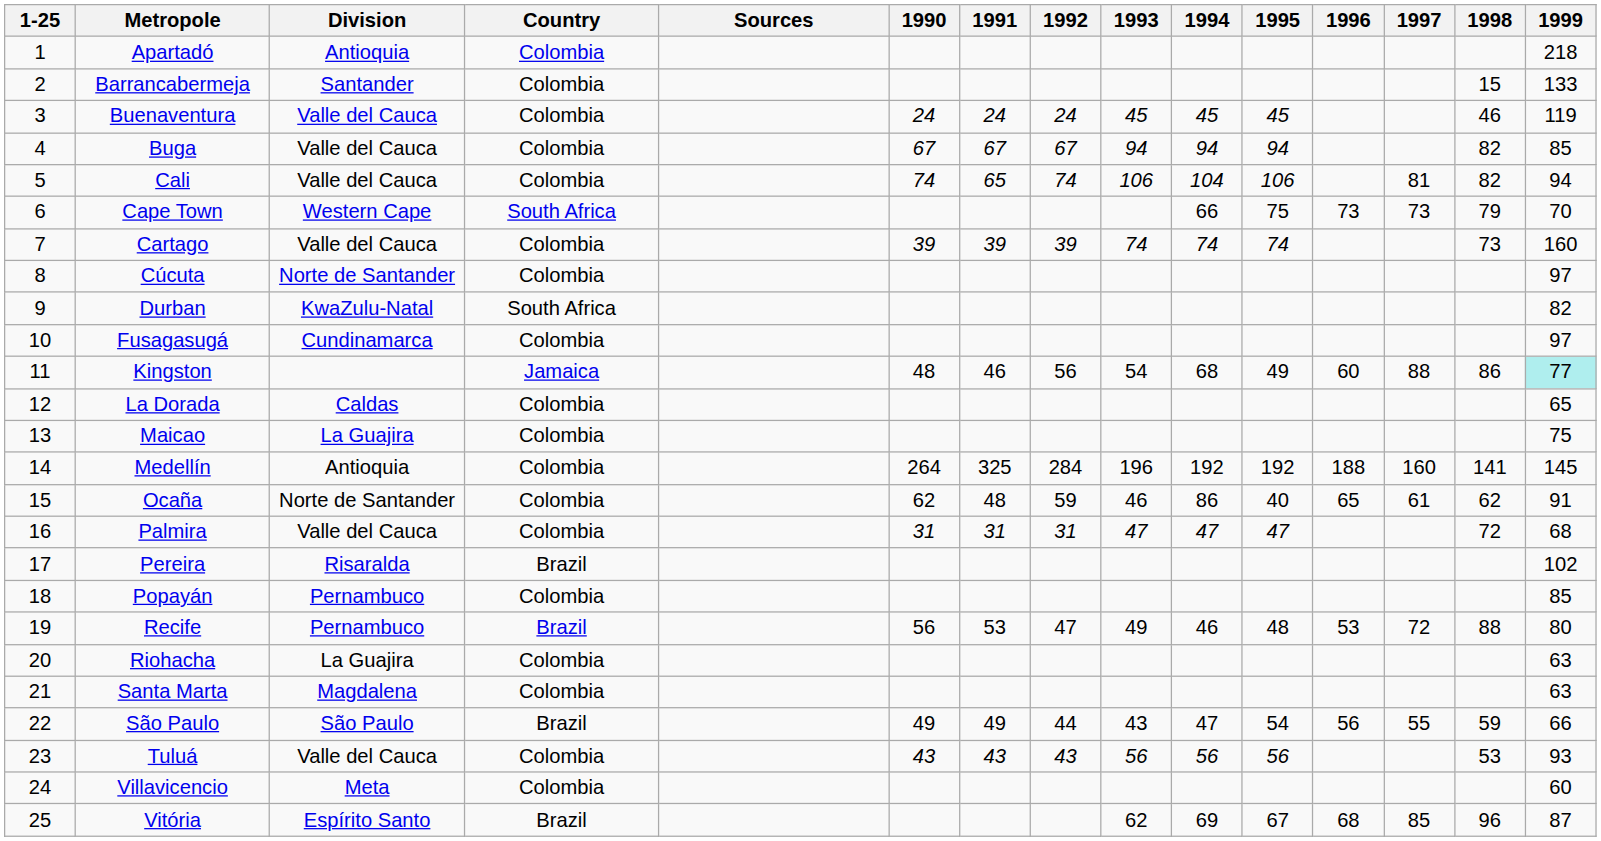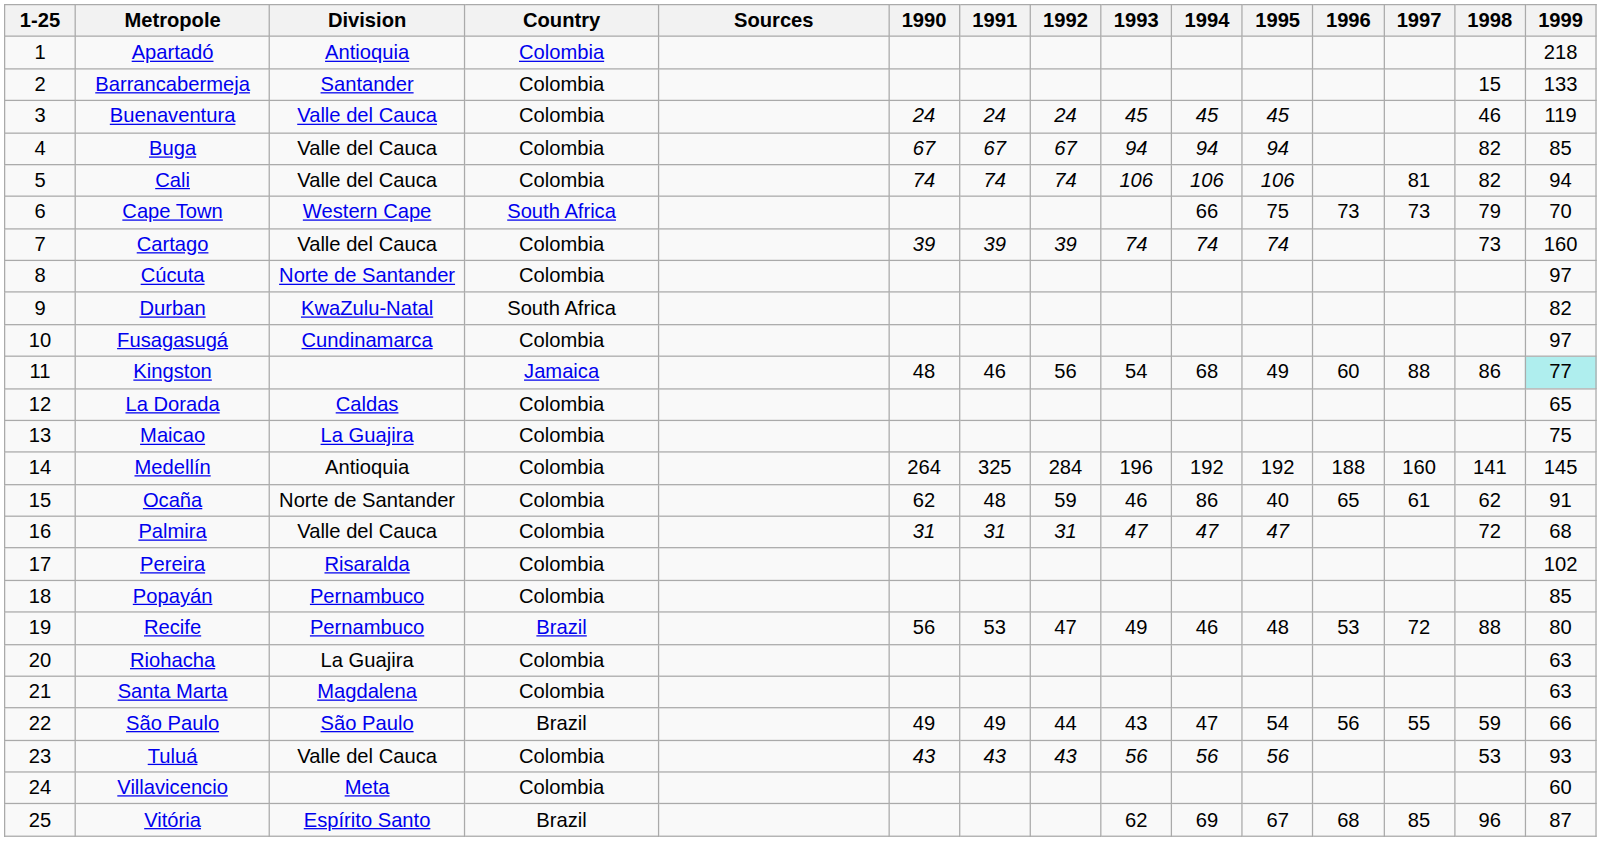(995, 180) 65 -> (995, 180) 74
(1207, 180) 104 -> (1207, 180) 106
(562, 564) Brazil -> (562, 564) Colombia
